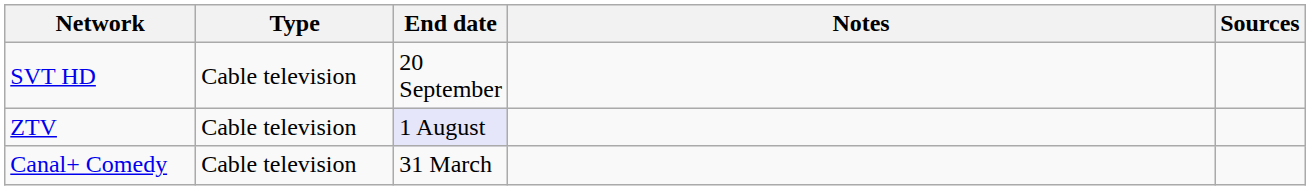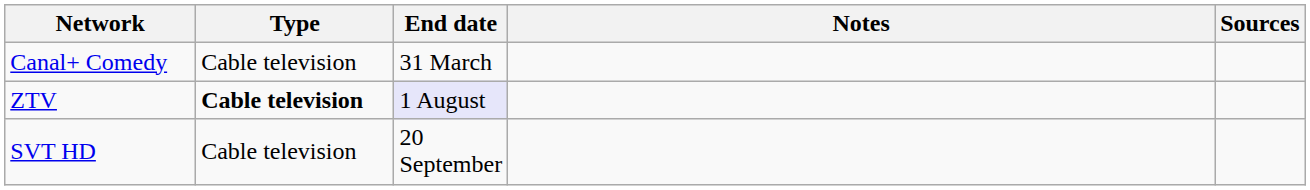rows swapped: (89, 164) <-> (53, 75)
(279, 126) normal -> (282, 99) bold
